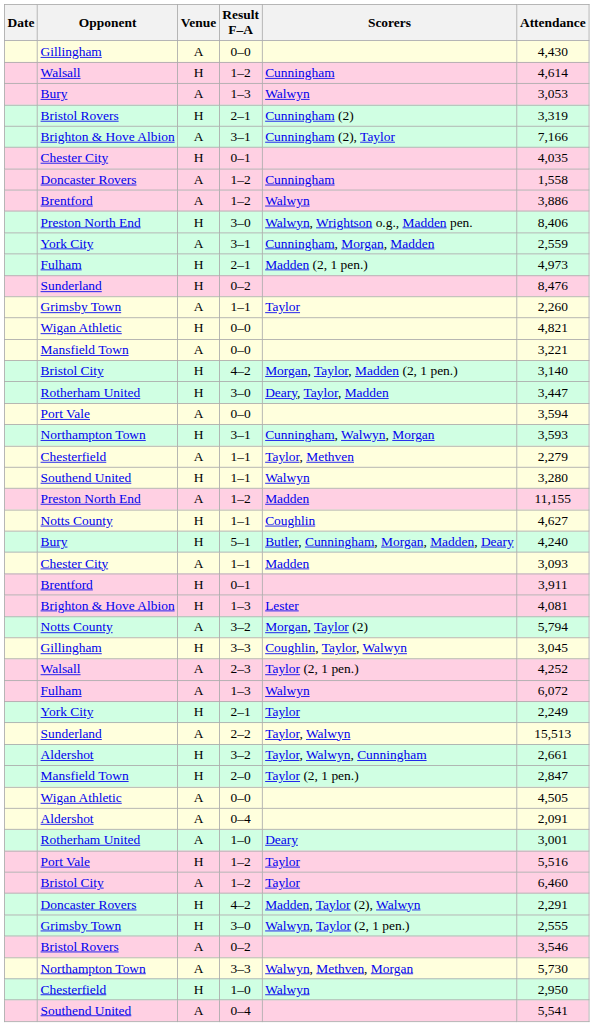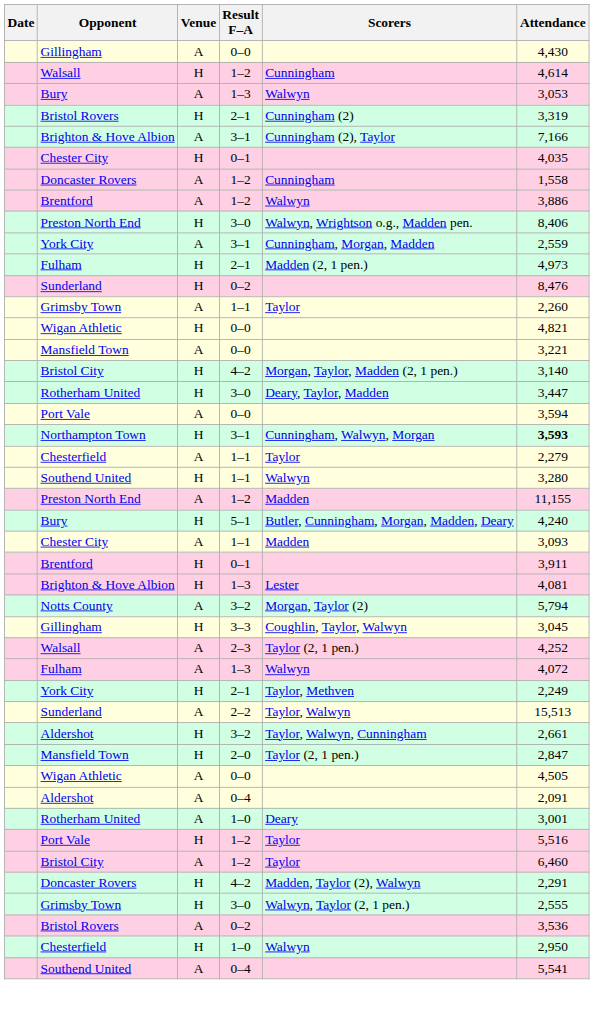(553, 435) normal -> (553, 435) bold
(310, 456) Taylor, Methven -> (283, 456) Taylor
- row: (77, 520)
(553, 691) 6,072 -> (553, 669) 4,072
(283, 712) Taylor -> (310, 691) Taylor, Methven
(553, 946) 3,546 -> (553, 925) 3,536
- row: (93, 968)
